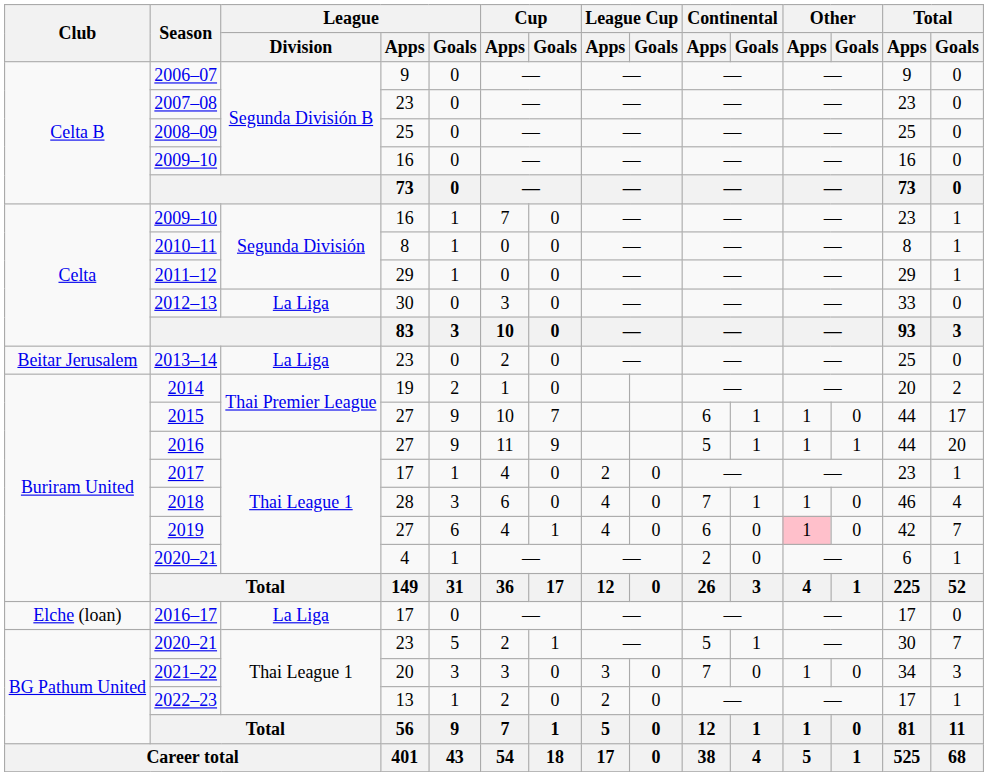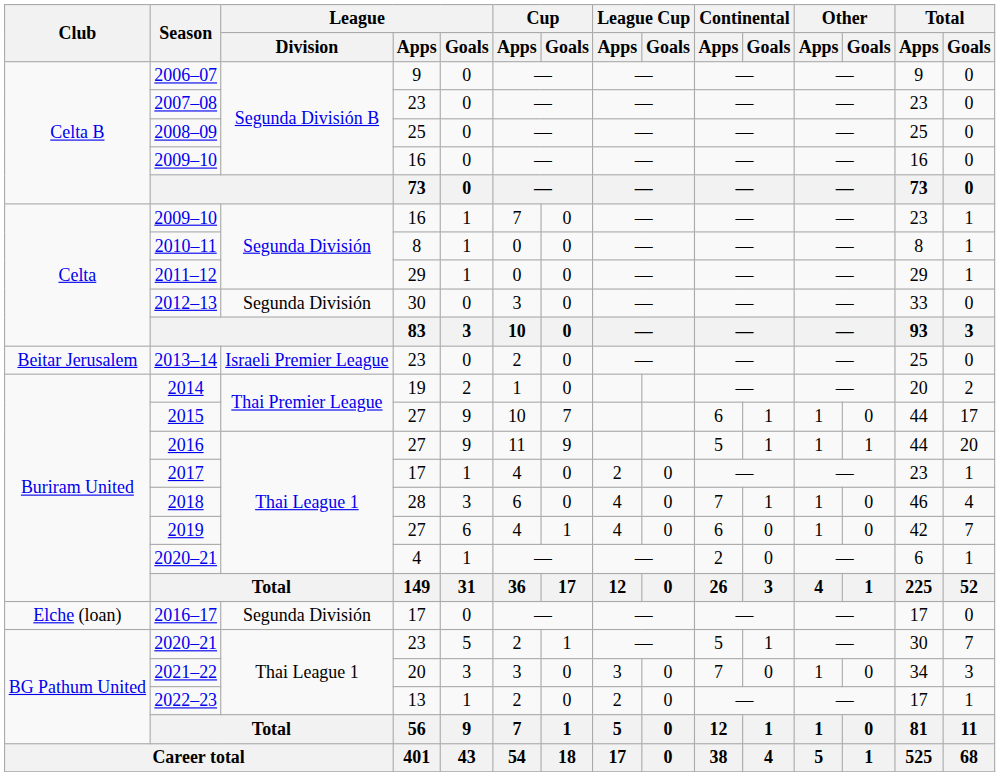(301, 302) La Liga -> (307, 302) Segunda División
(301, 359) La Liga -> (307, 359) Israeli Premier League
(807, 530) pink background -> (819, 530) no background
(301, 615) La Liga -> (307, 615) Segunda División
